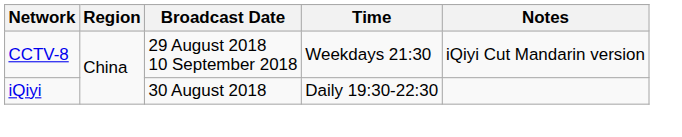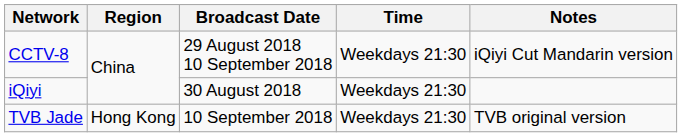(372, 90) Daily 19:30-22:30 -> (403, 90) Weekdays 21:30
+ row: (46, 117)
